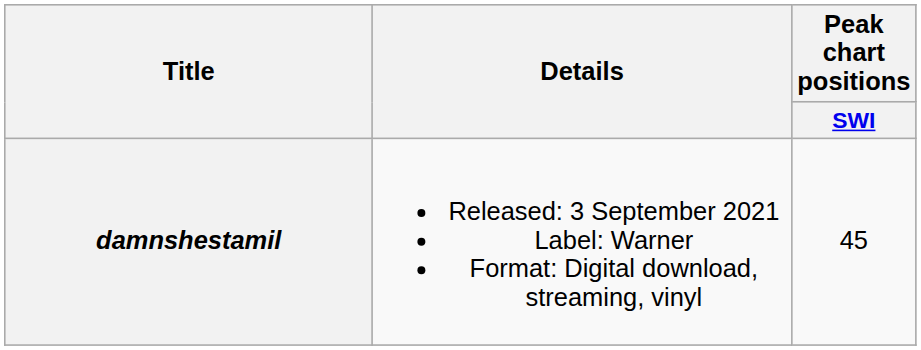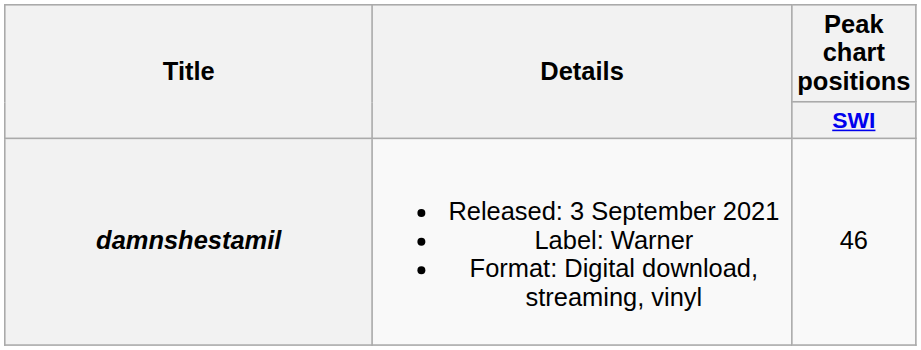(854, 241) 45 -> (854, 241) 46
